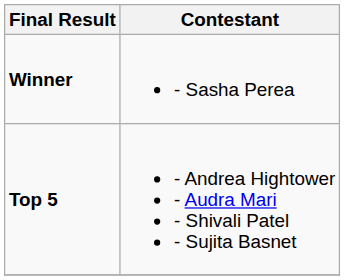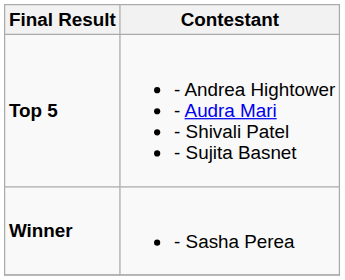rows swapped: (41, 79) <-> (33, 199)
